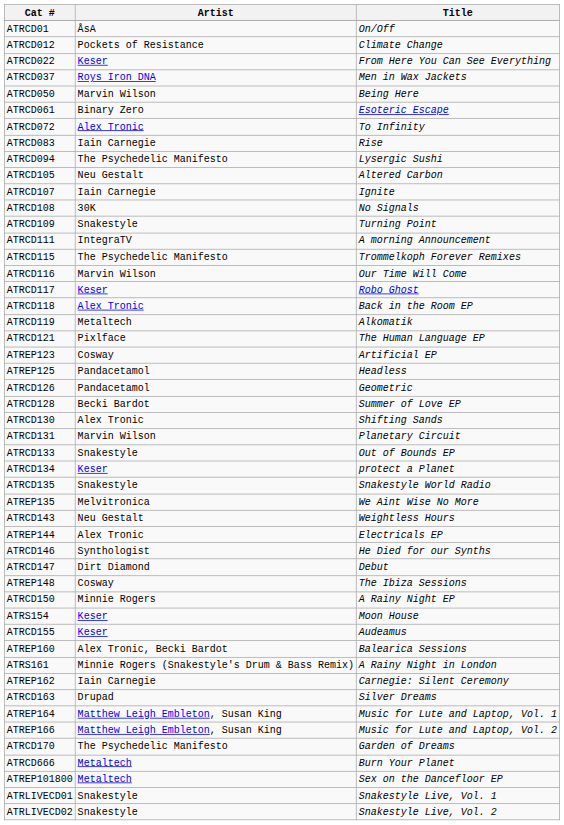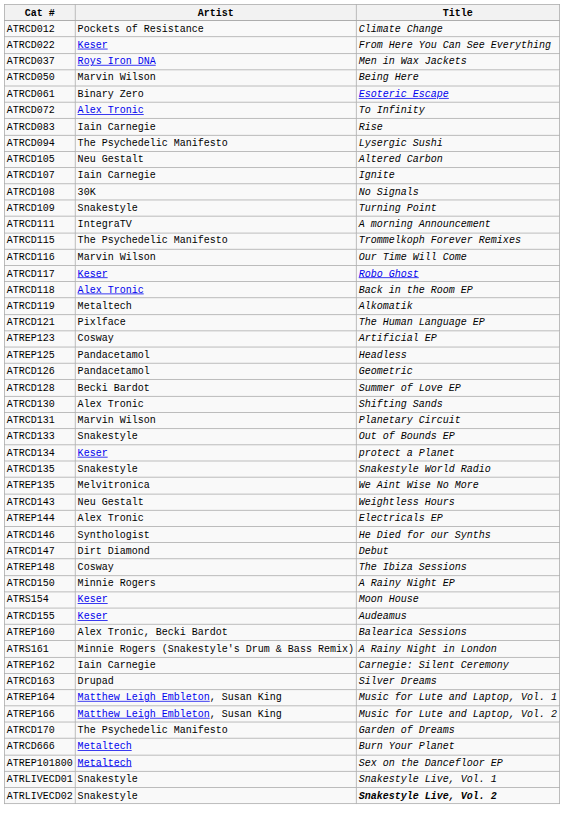- row: (28, 29)
(428, 812) normal -> (428, 796) bold
